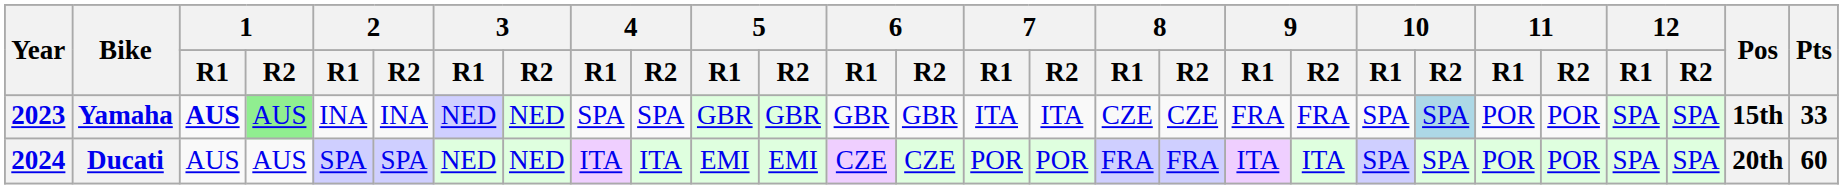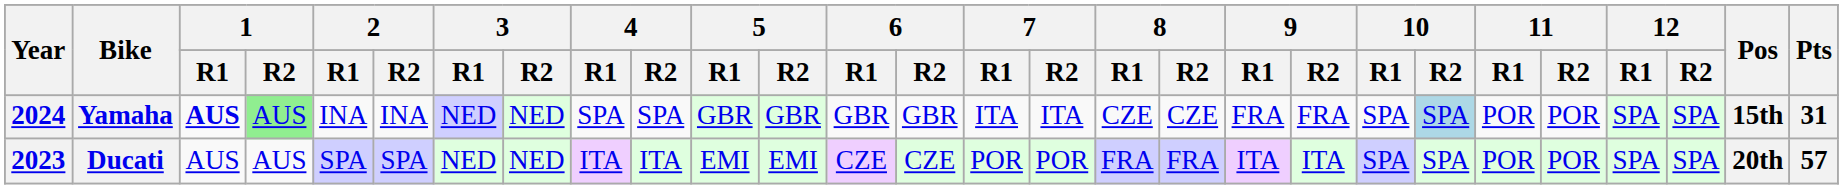(38, 116) 2023 -> (38, 116) 2024
(1814, 116) 33 -> (1814, 116) 31
(38, 161) 2024 -> (38, 161) 2023
(1814, 161) 60 -> (1814, 161) 57
